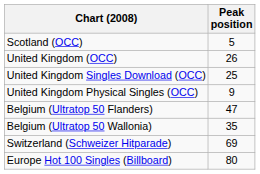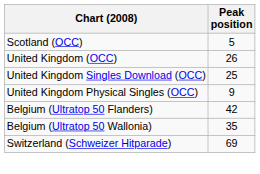(232, 110) 47 -> (232, 110) 42
- row: (89, 161)
